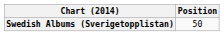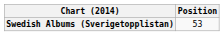(198, 24) 50 -> (198, 24) 53
